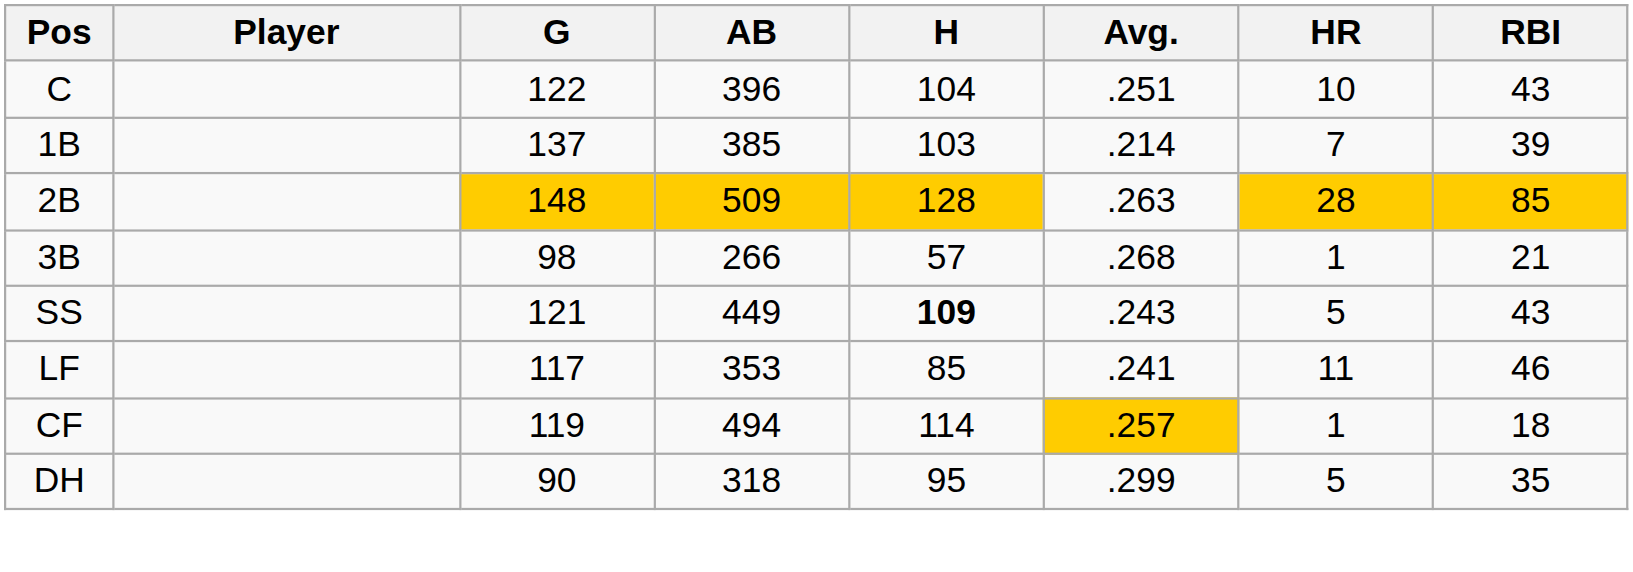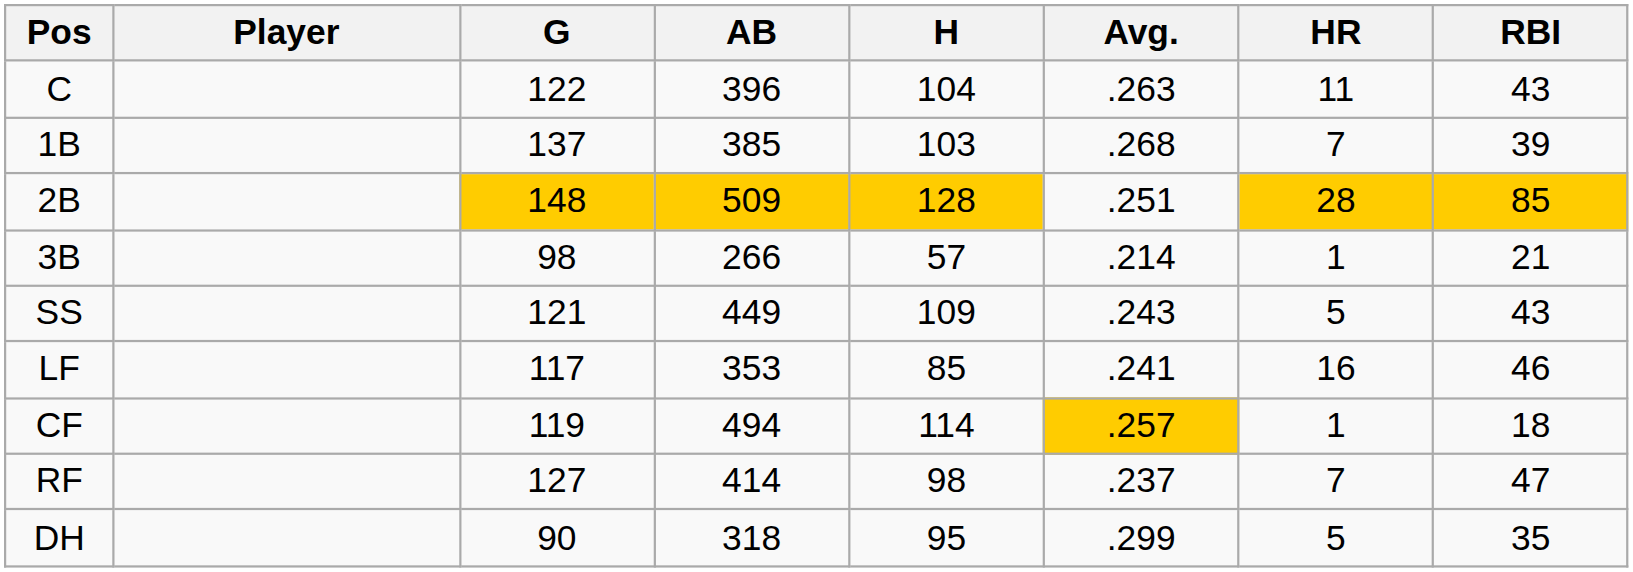(1141, 88) .251 -> (1141, 88) .263
(1336, 88) 10 -> (1336, 88) 11
(1141, 144) .214 -> (1141, 144) .268
(1141, 200) .263 -> (1141, 200) .251
(1141, 256) .268 -> (1141, 256) .214
(946, 312) bold -> (946, 312) normal
(1336, 369) 11 -> (1336, 369) 16
+ row: (59, 481)
